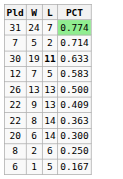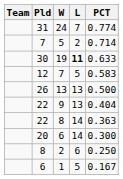+ column: (18, 12)
(74, 28) lightgreen background -> (102, 28) no background
(74, 105) 0.409 -> (102, 105) 0.404
